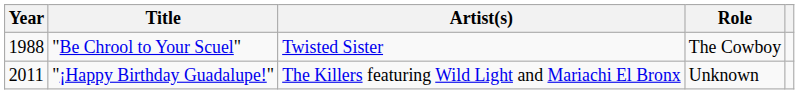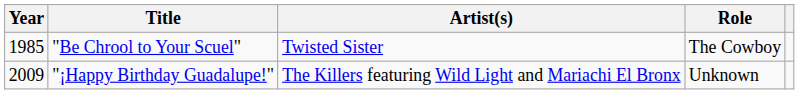(26, 46) 1988 -> (26, 46) 1985
(26, 74) 2011 -> (26, 74) 2009
